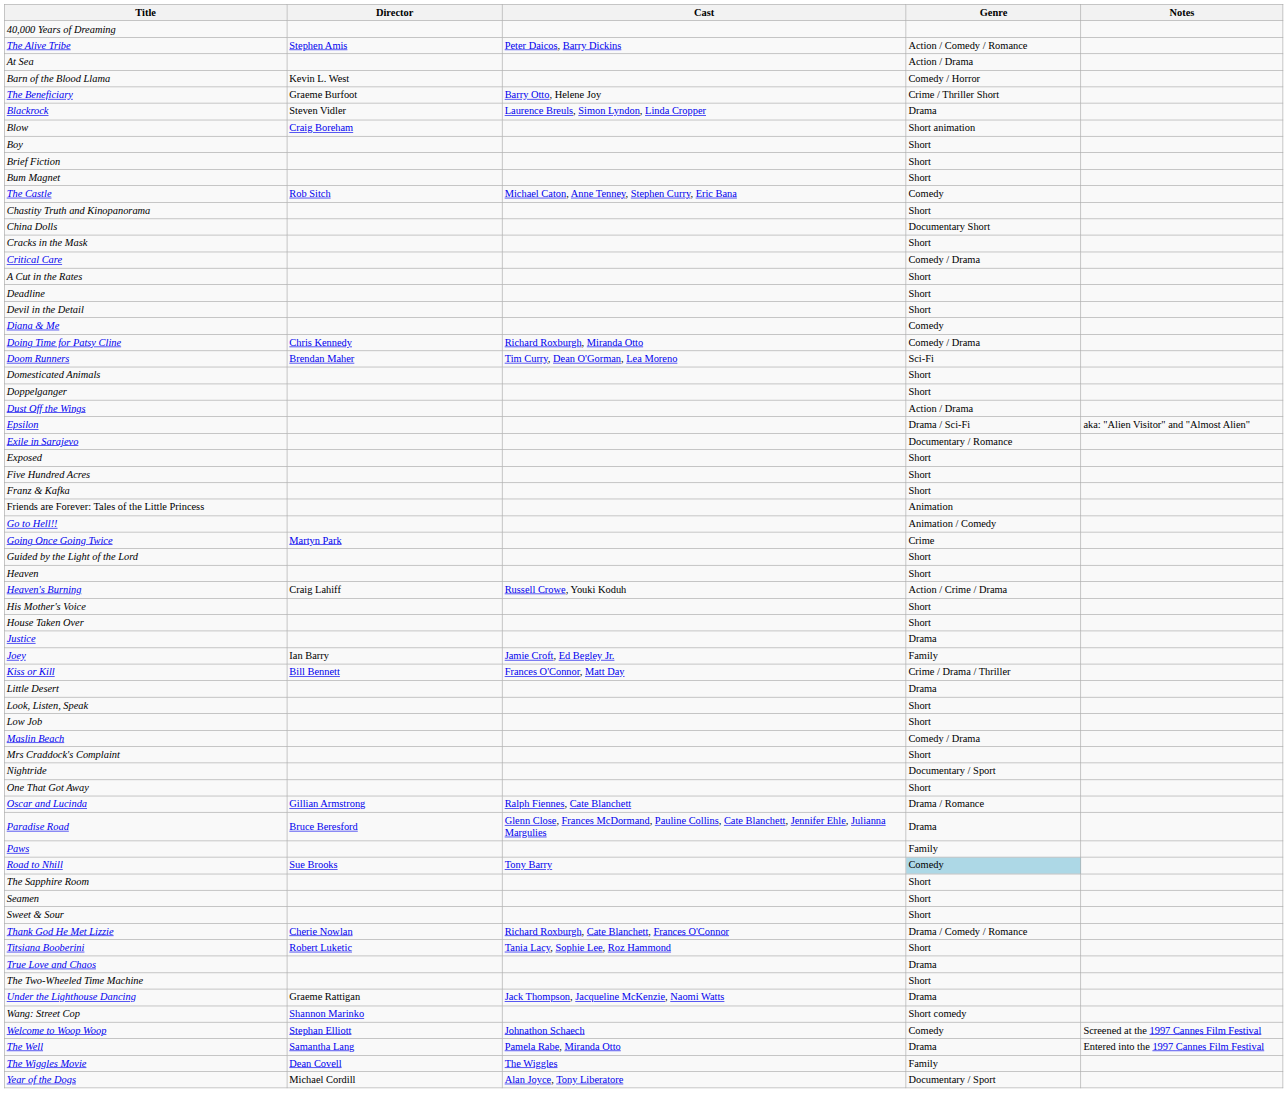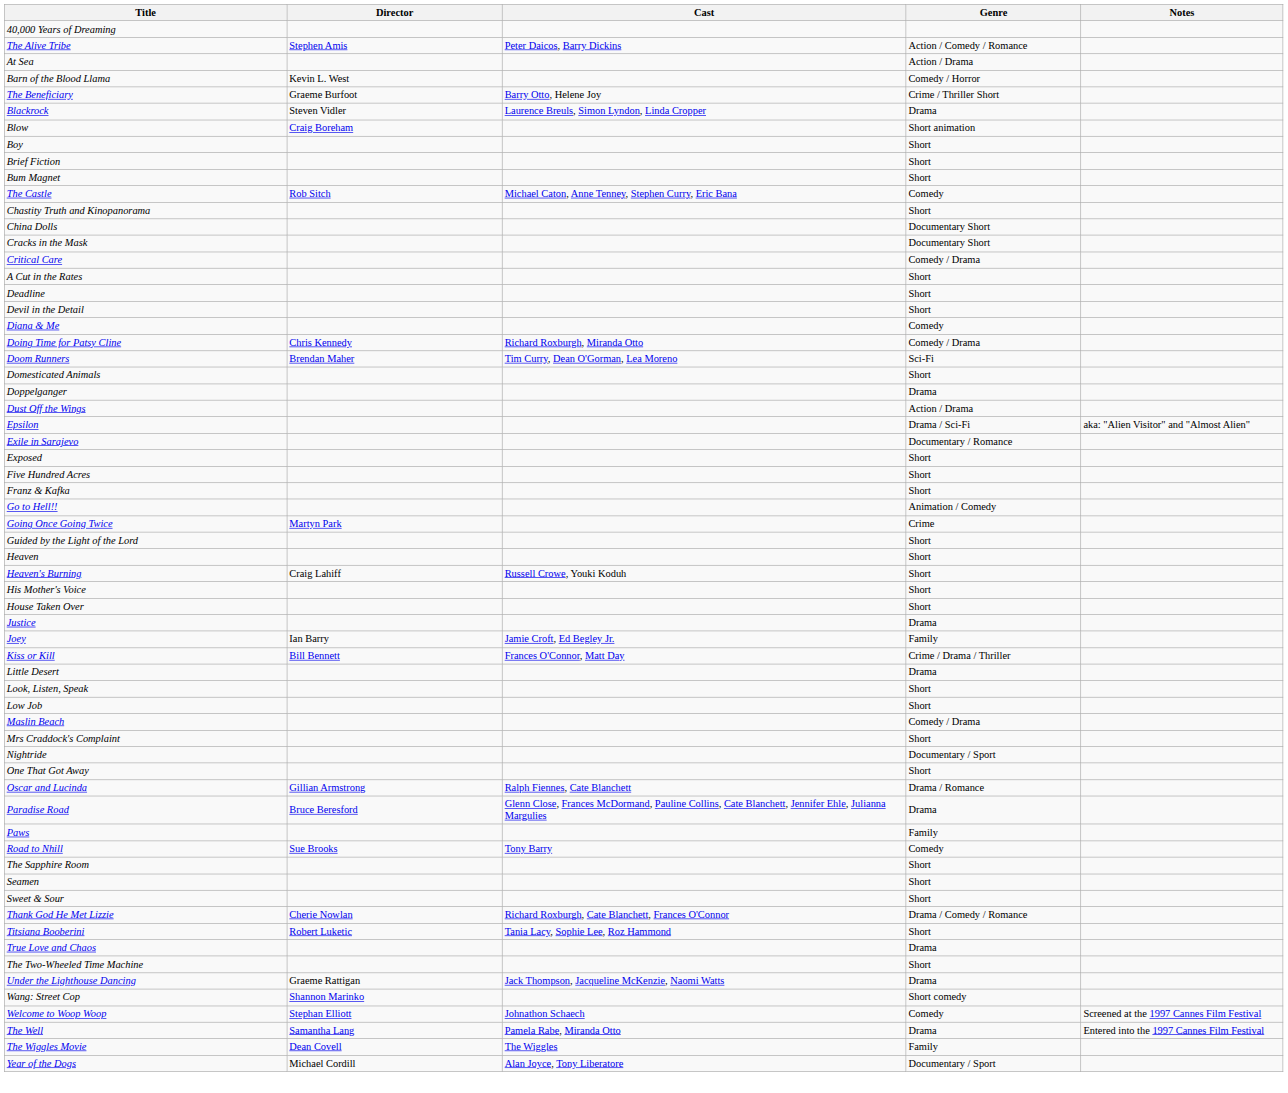(920, 243) Short -> (949, 243) Documentary Short
(920, 392) Short -> (923, 392) Drama
- row: (105, 507)
(958, 590) Action / Crime / Drama -> (920, 573) Short
(926, 865) lightblue background -> (926, 849) no background
